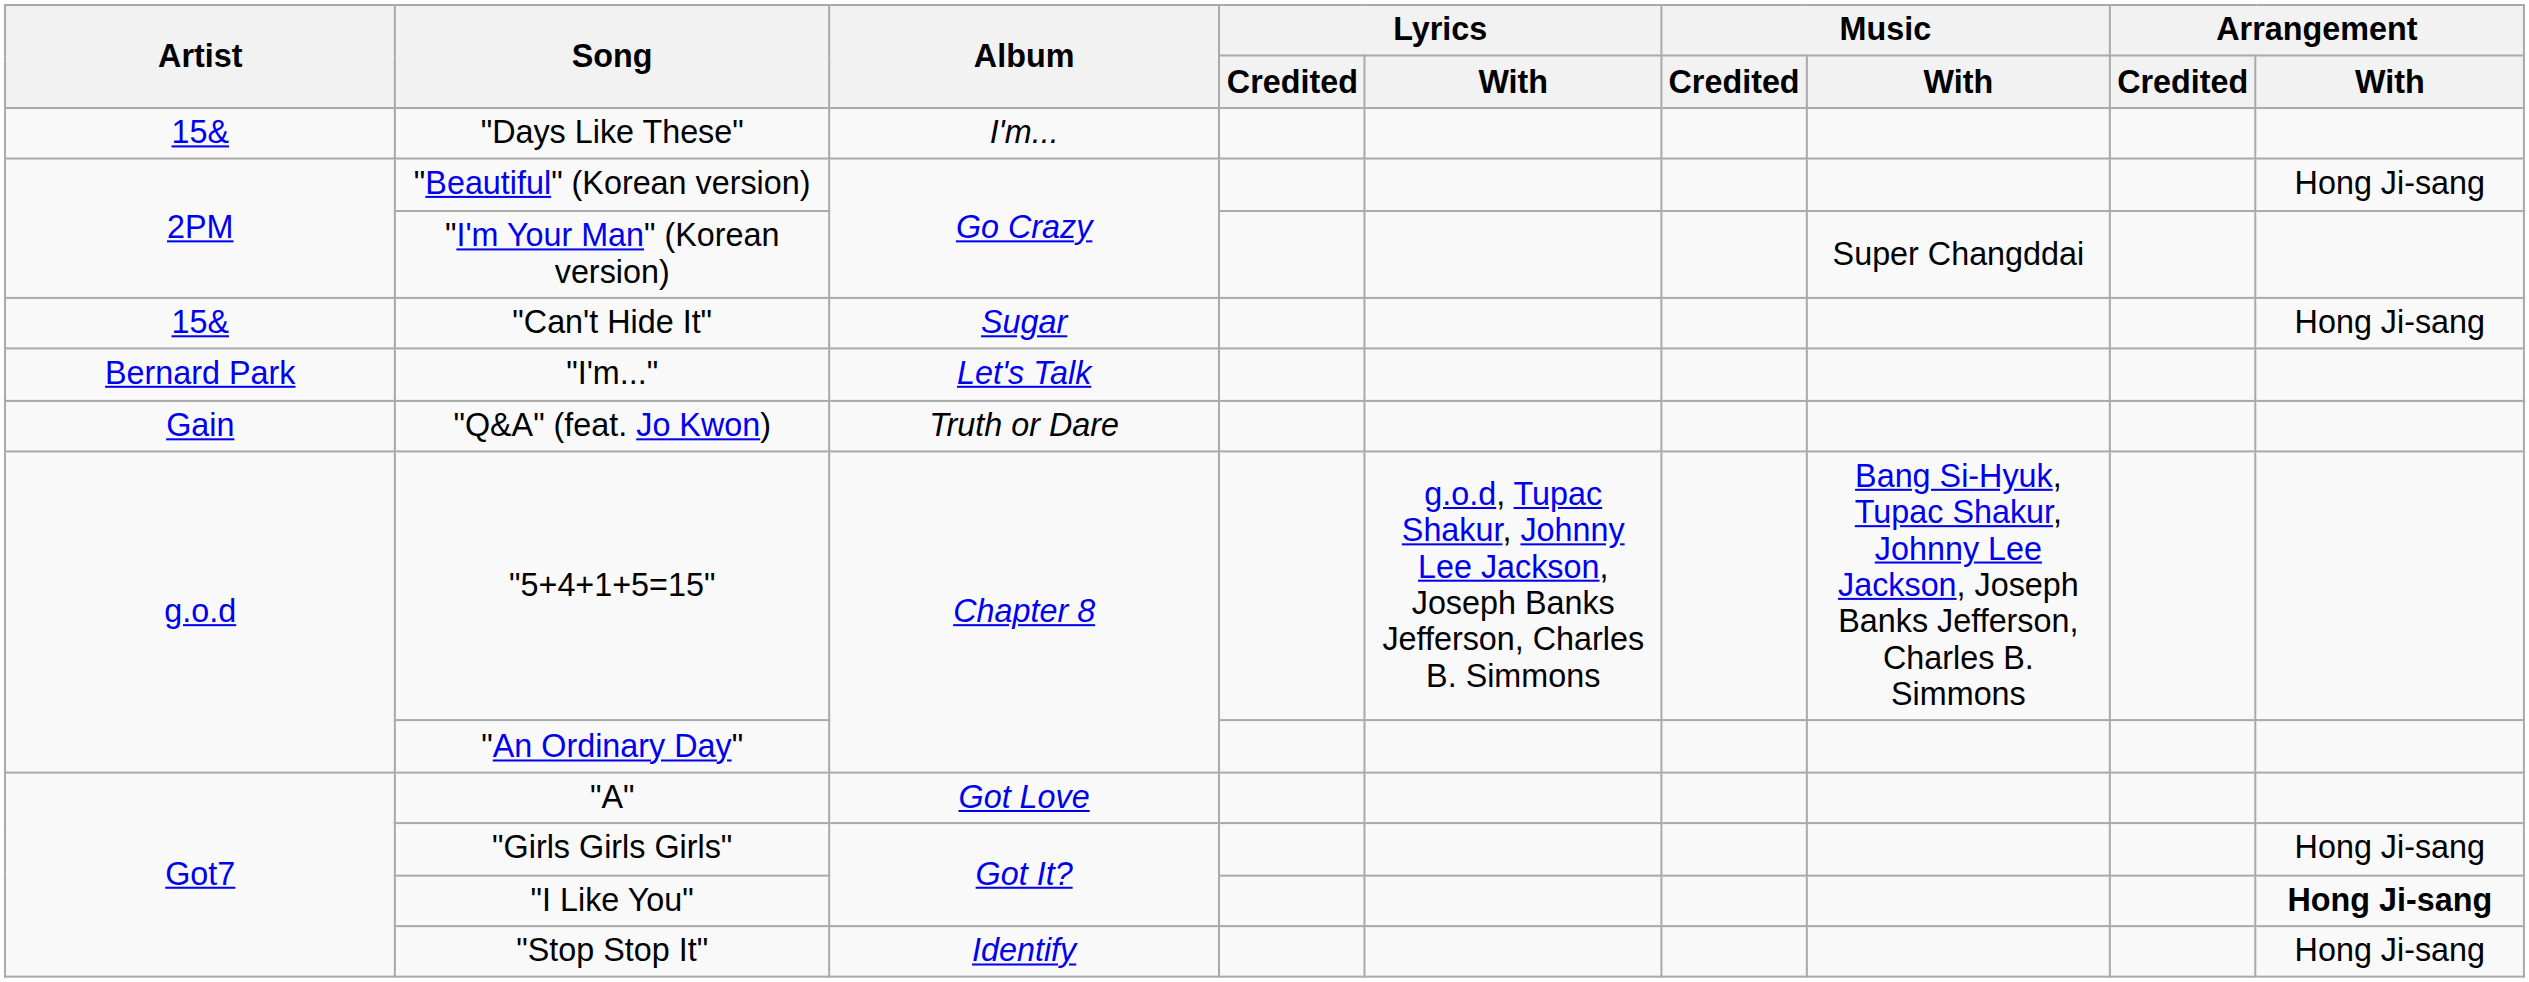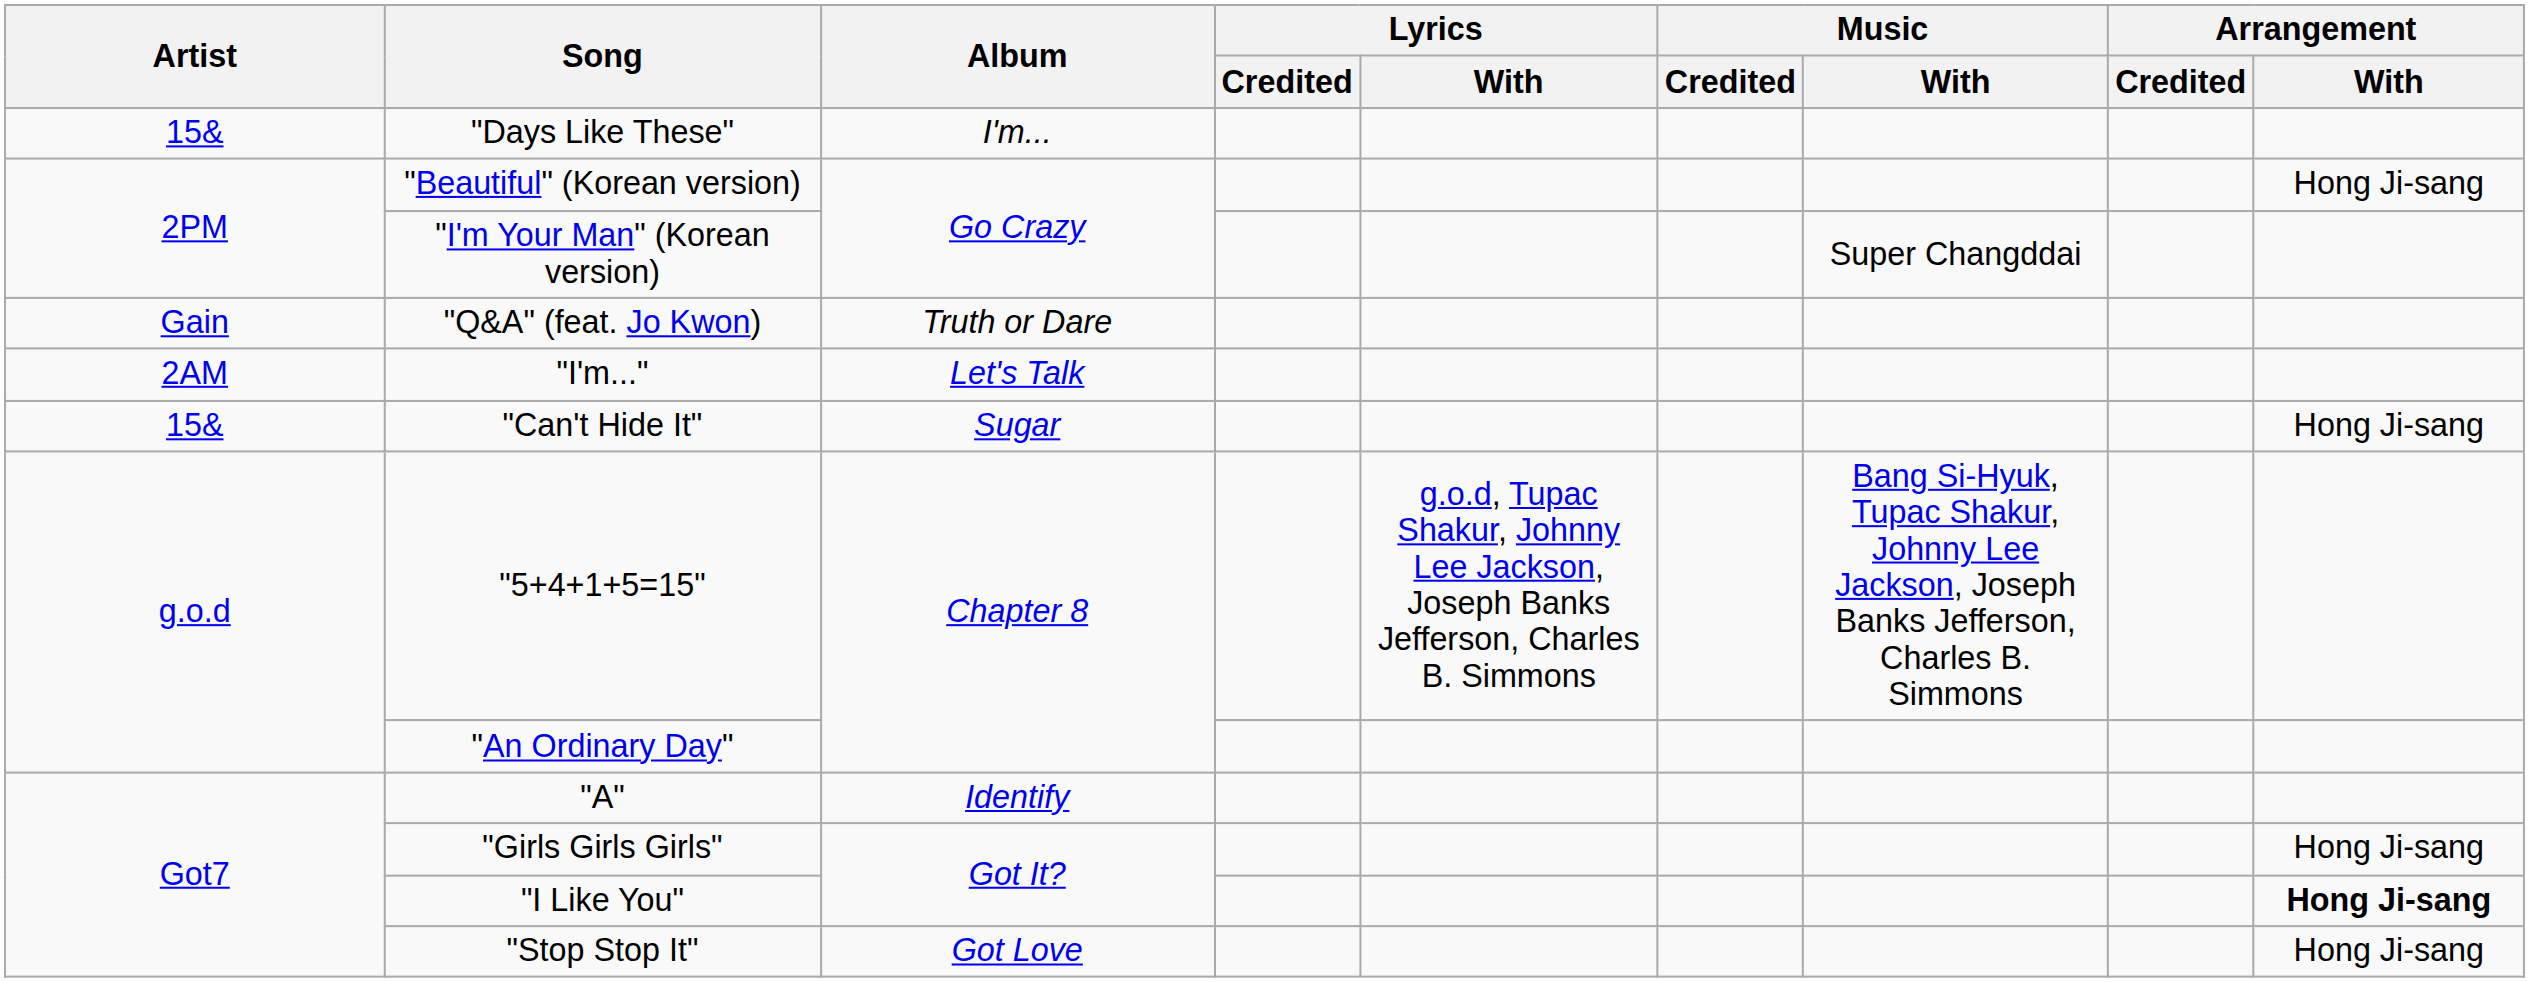rows swapped: (612, 322) <-> (612, 425)
(200, 374) Bernard Park -> (195, 374) 2AM
(1024, 797) Got Love -> (1017, 797) Identify
(1024, 950) Identify -> (1017, 950) Got Love
